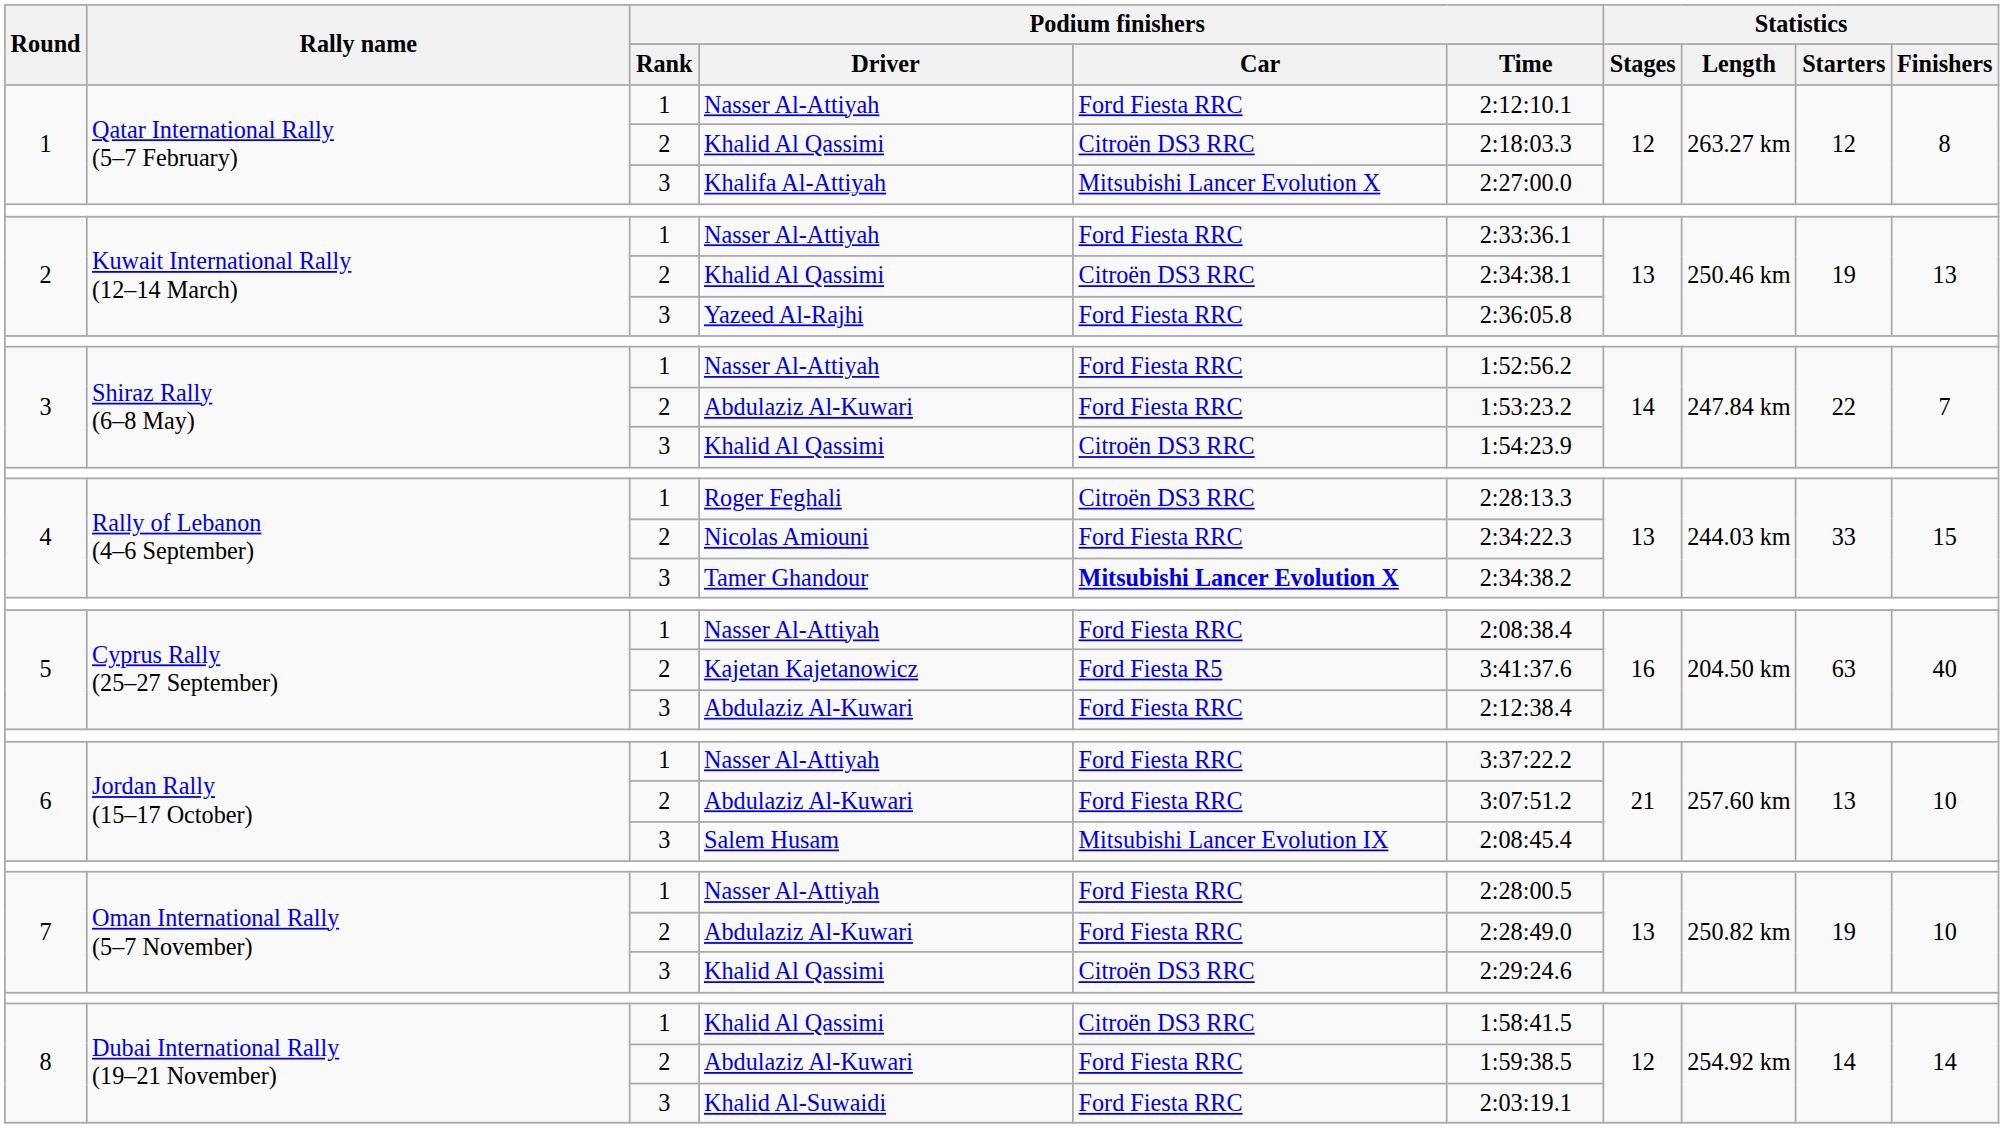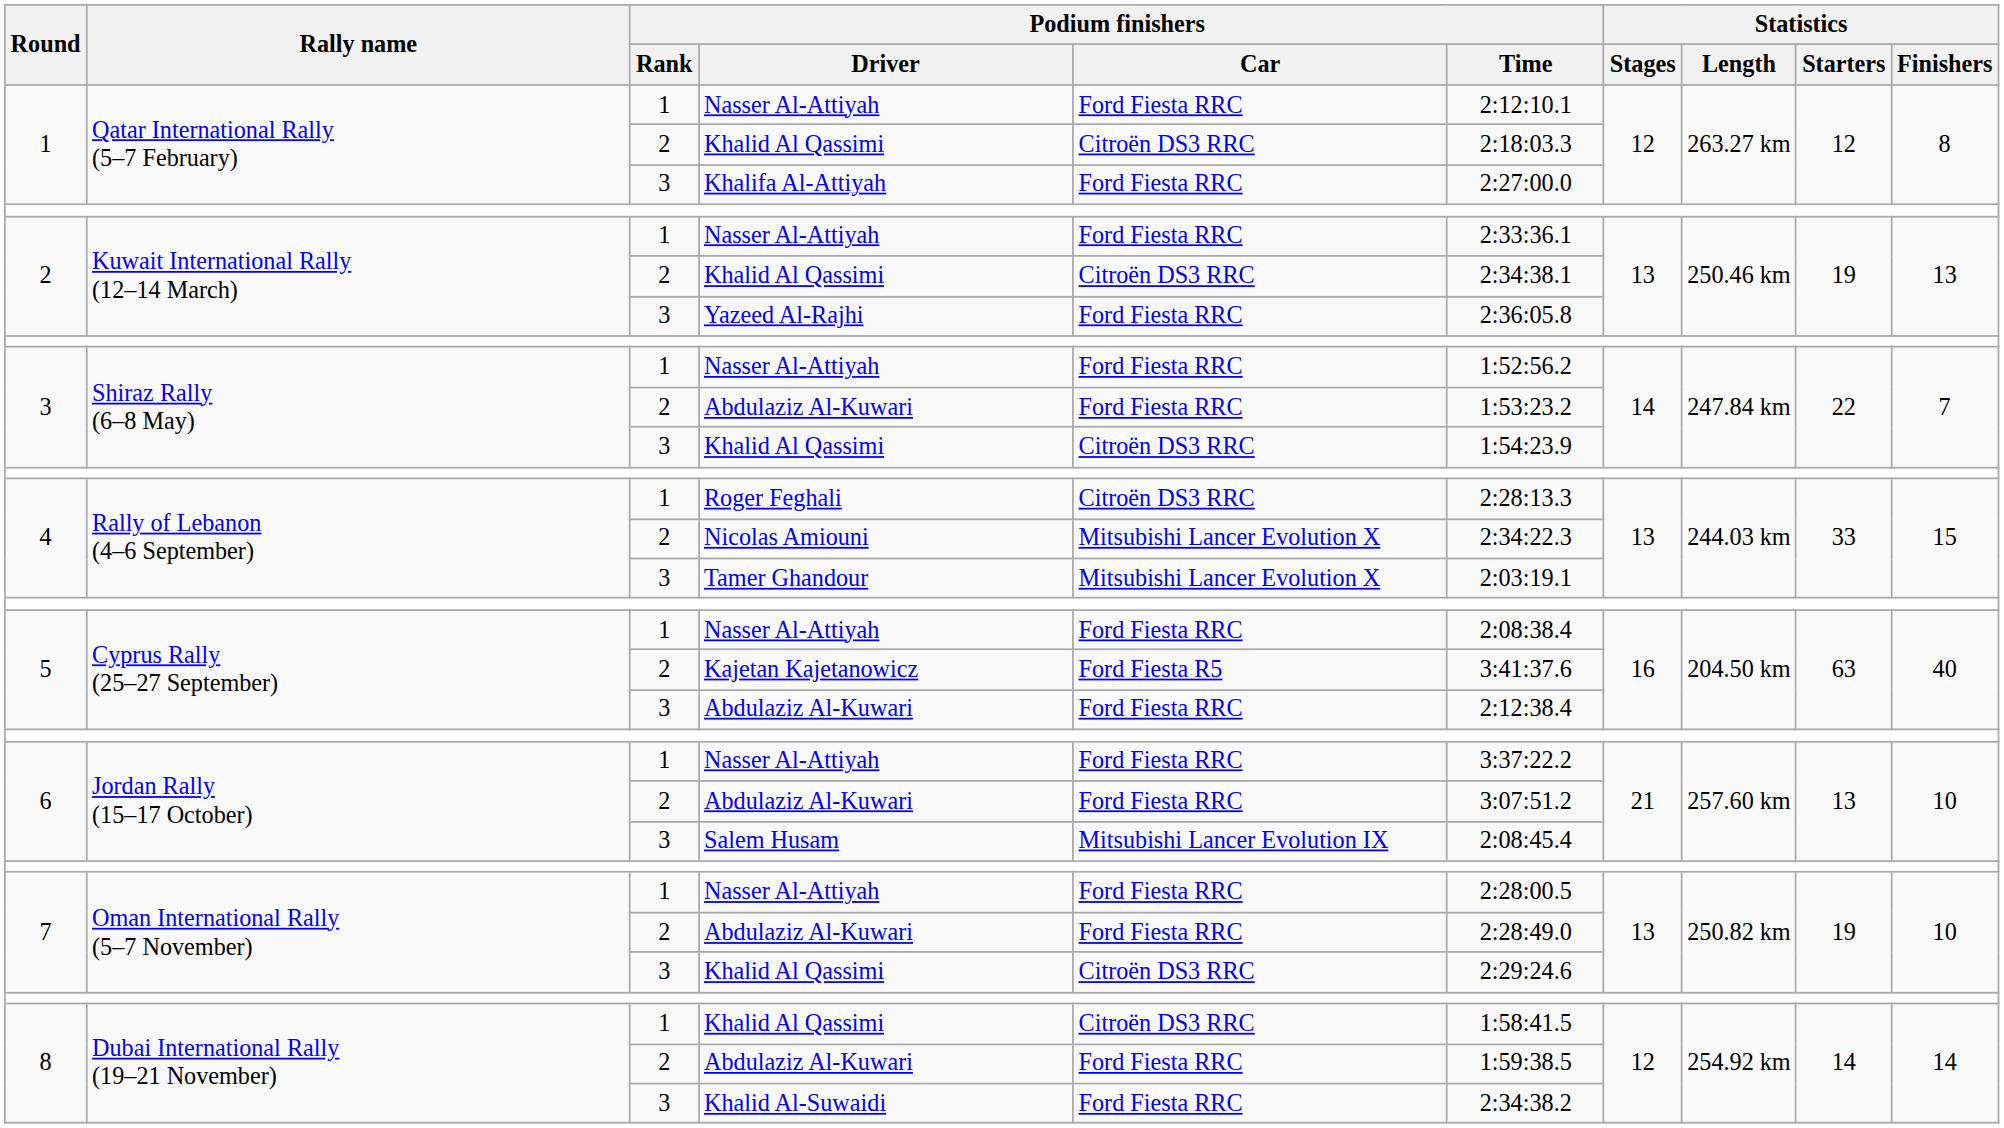(1229, 183) Mitsubishi Lancer Evolution X -> (1161, 183) Ford Fiesta RRC
(1161, 537) Ford Fiesta RRC -> (1229, 537) Mitsubishi Lancer Evolution X
(1239, 577) bold -> (1229, 577) normal
(1526, 577) 2:34:38.2 -> (1526, 577) 2:03:19.1
(1526, 1102) 2:03:19.1 -> (1526, 1102) 2:34:38.2
